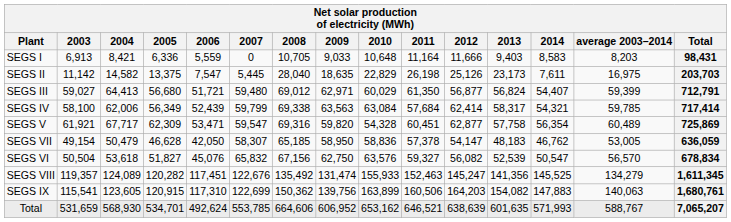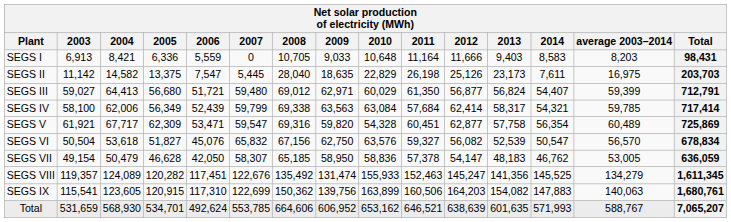rows swapped: (28, 158) <-> (29, 141)
